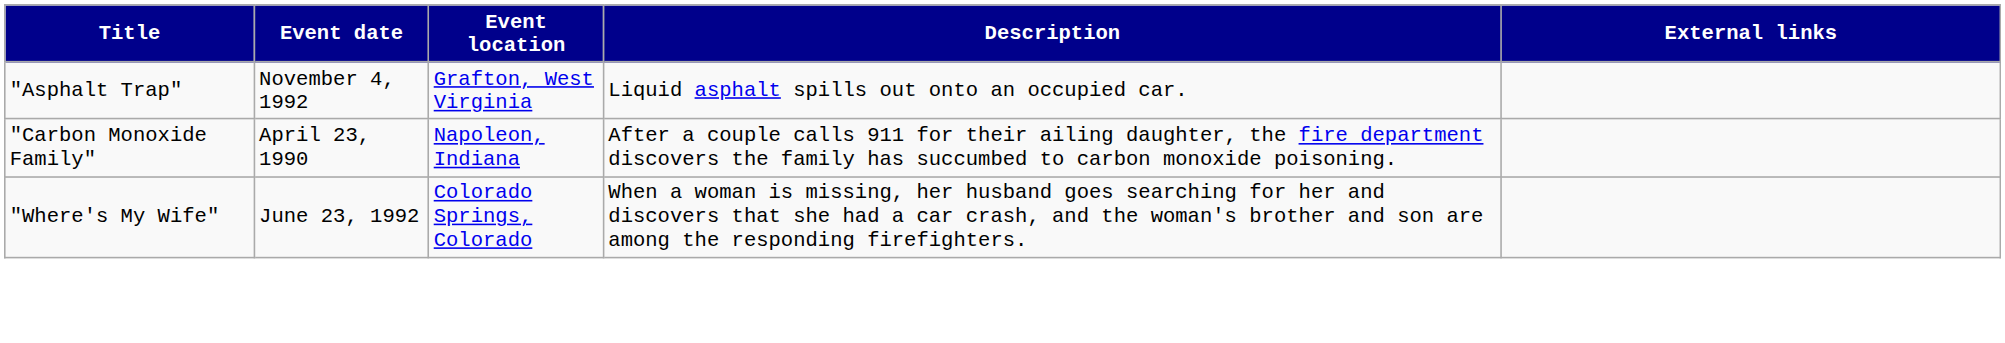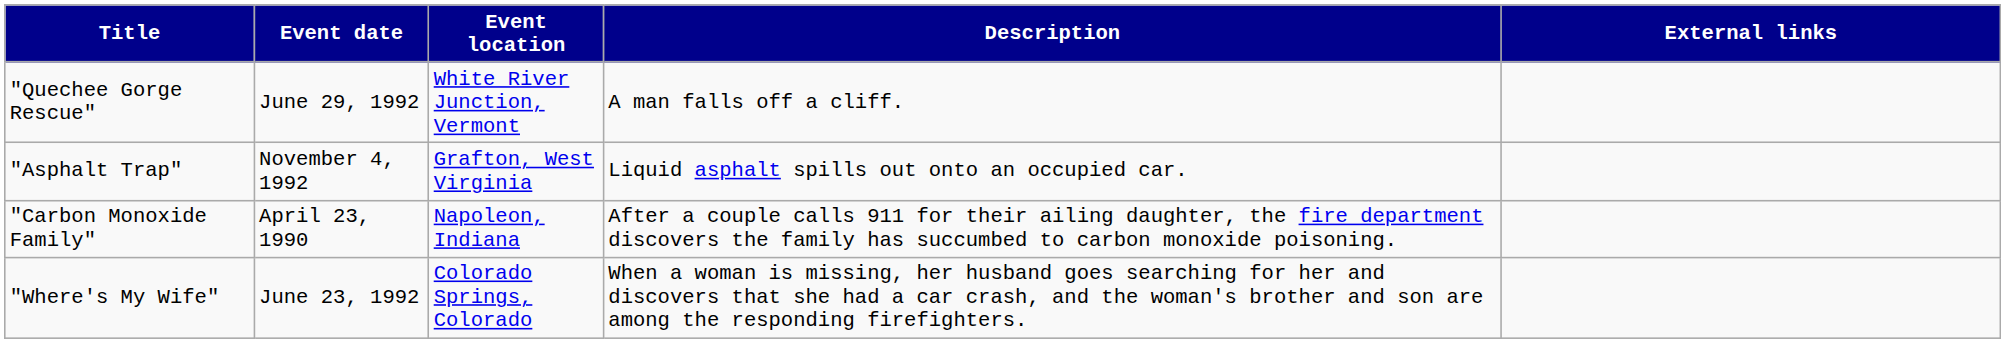+ row: (96, 102)
